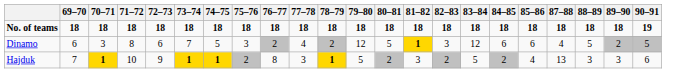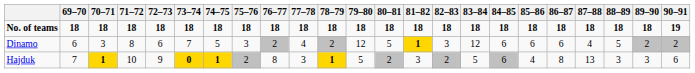+ column: (561, 12)
(647, 44) 5 -> (676, 44) 2
(189, 60) 1 -> (189, 60) 0
(504, 60) 2 -> (504, 60) 6
